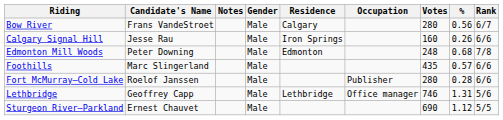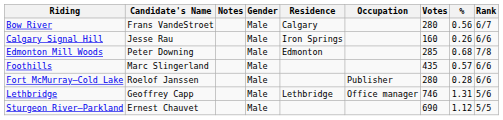(430, 53) 248 -> (430, 53) 285
